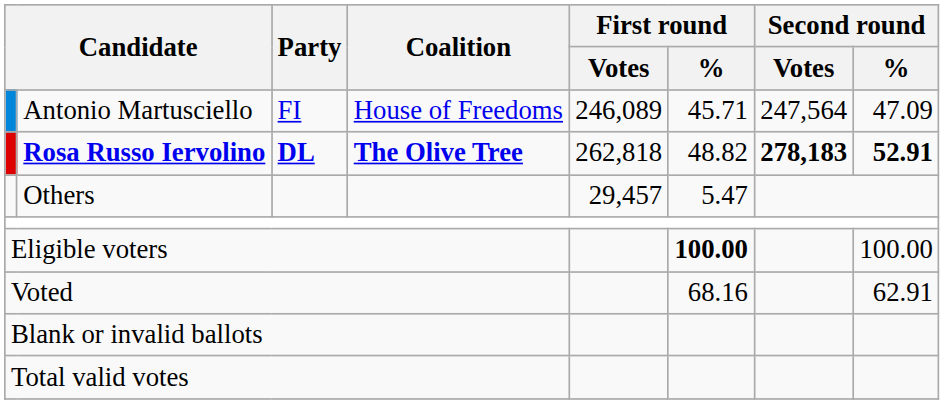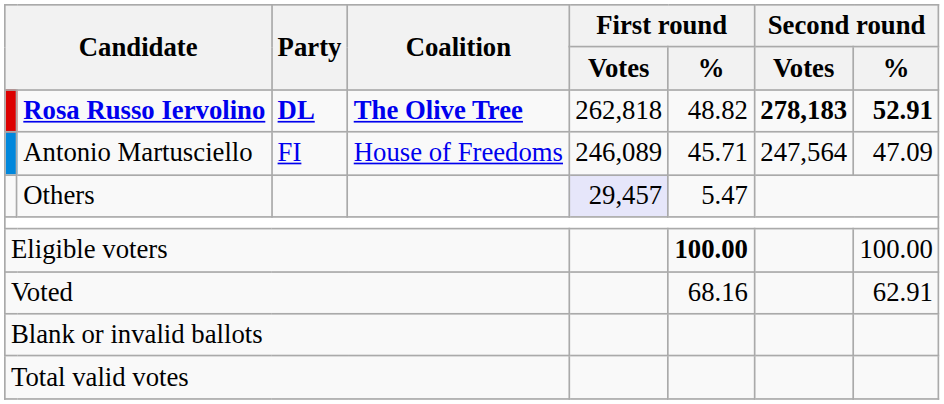rows swapped: (144, 152) <-> (138, 110)
(625, 195) no background -> (625, 195) lavender background
